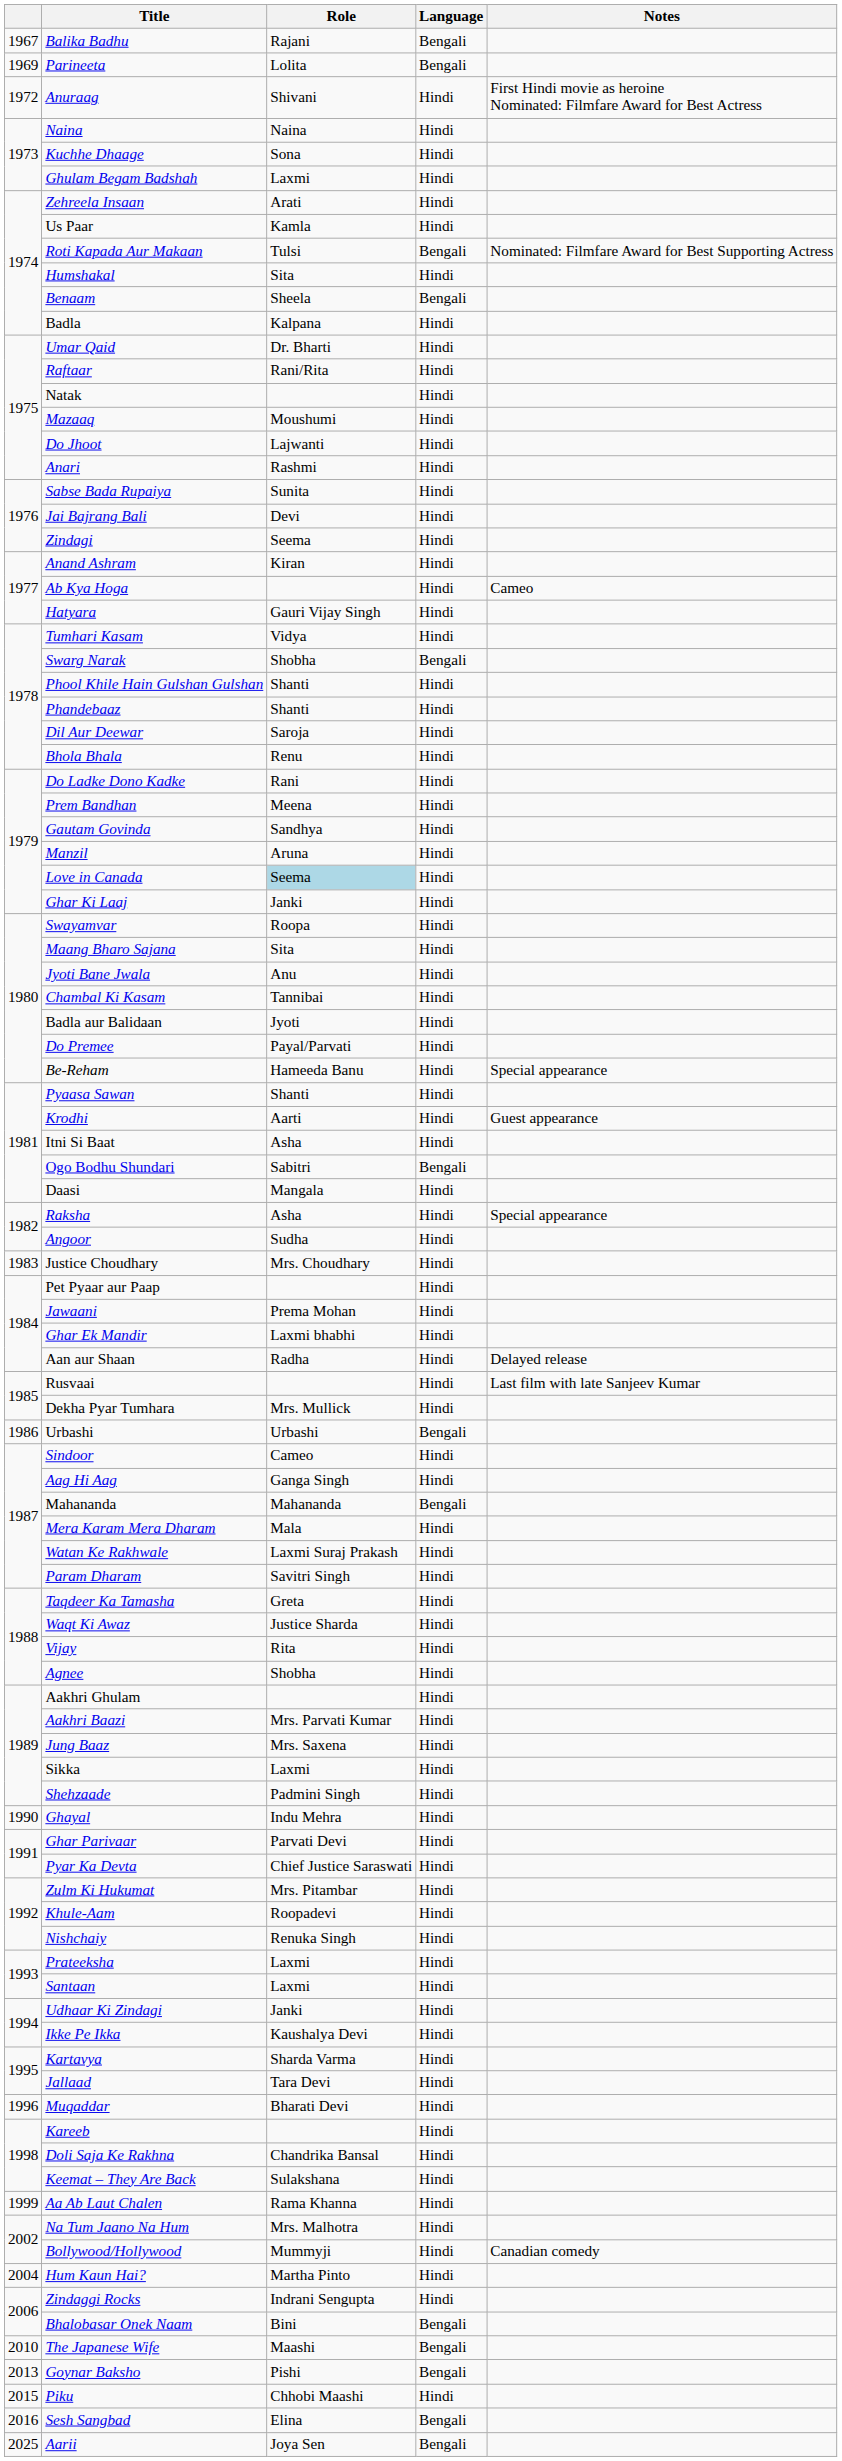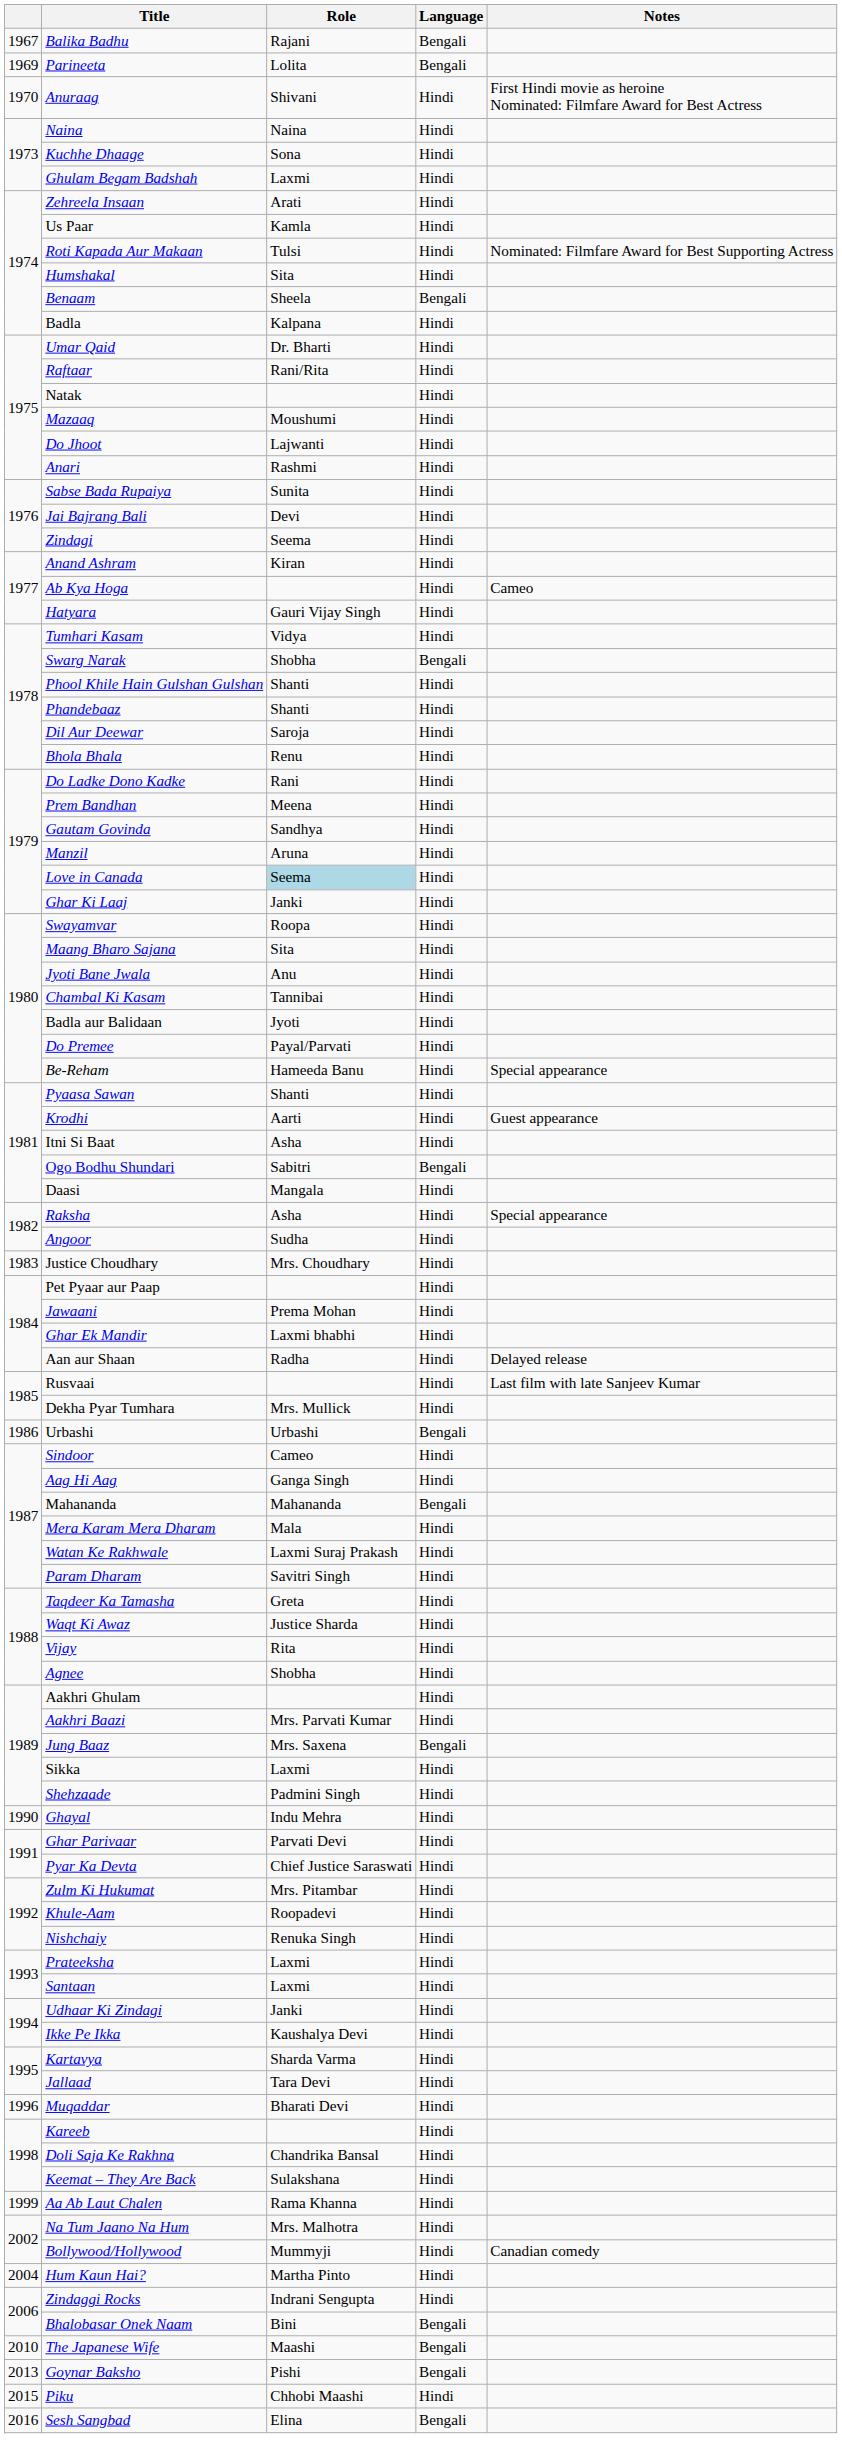(23, 97) 1972 -> (23, 97) 1970
(443, 250) Bengali -> (436, 250) Hindi
(436, 1745) Hindi -> (443, 1745) Bengali
- row: (61, 2444)
